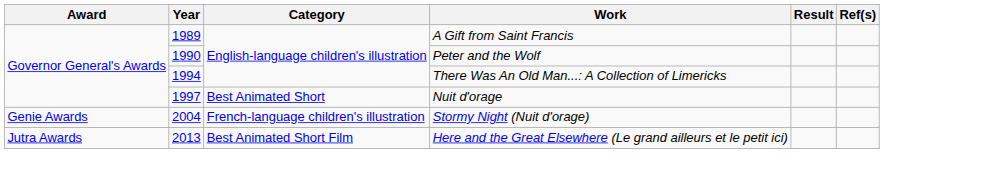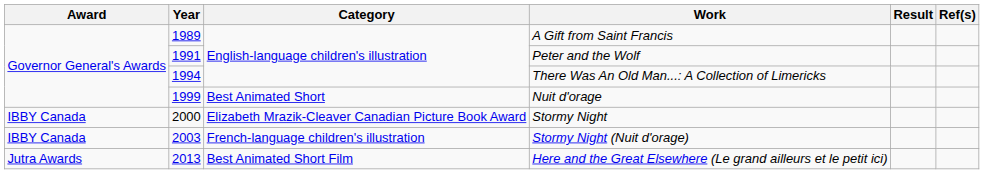(186, 55) 1990 -> (186, 55) 1991
(186, 96) 1997 -> (186, 96) 1999
+ row: (570, 117)
(48, 117) Genie Awards -> (47, 138) IBBY Canada
(186, 117) 2004 -> (186, 138) 2003
